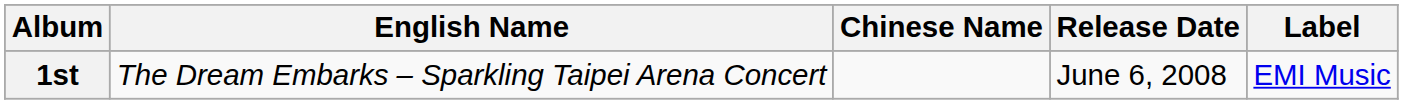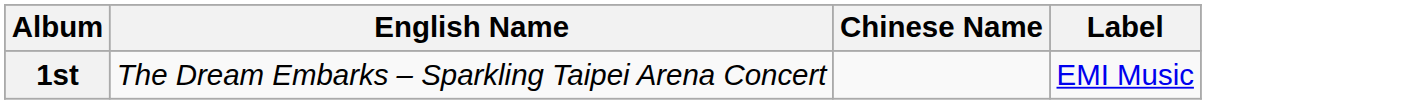- column: (1148, 27)
